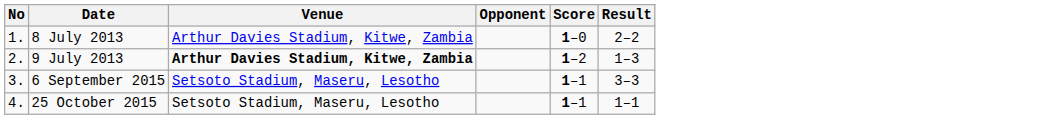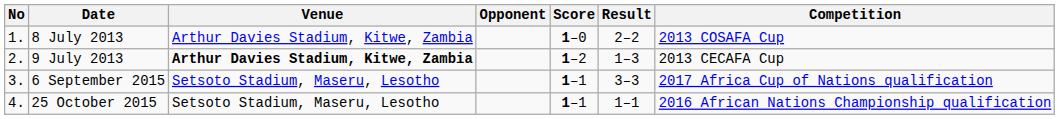+ column: (855, 16)
